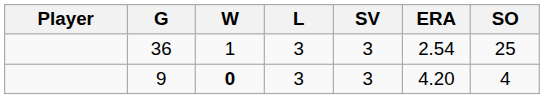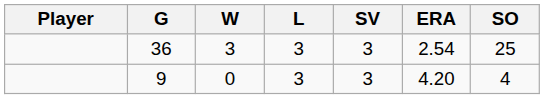(230, 49) 1 -> (230, 49) 3
(230, 78) bold -> (230, 78) normal
